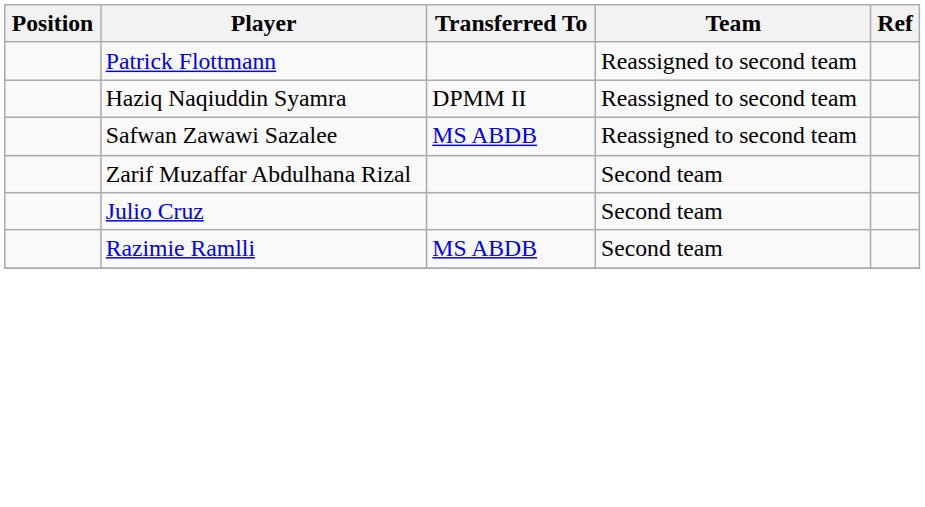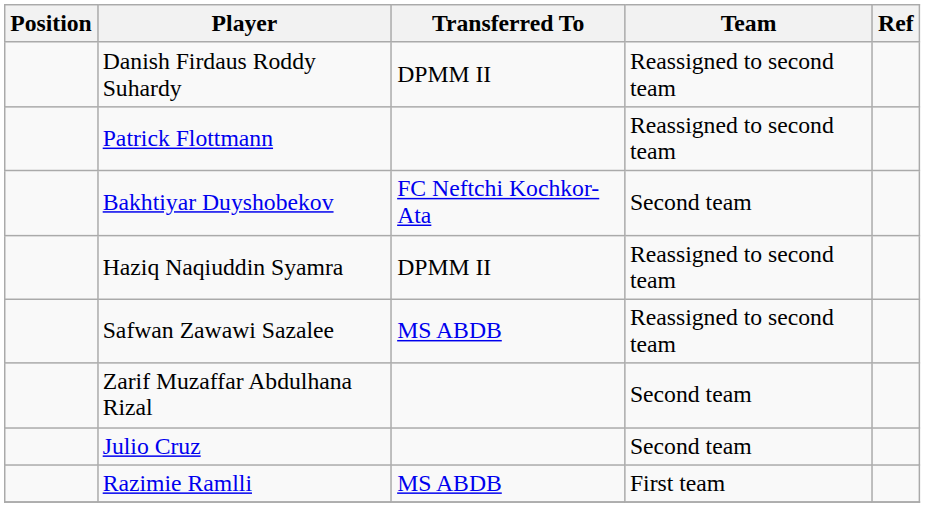+ row: (209, 74)
+ row: (218, 202)
(662, 248) Second team -> (678, 483) First team
